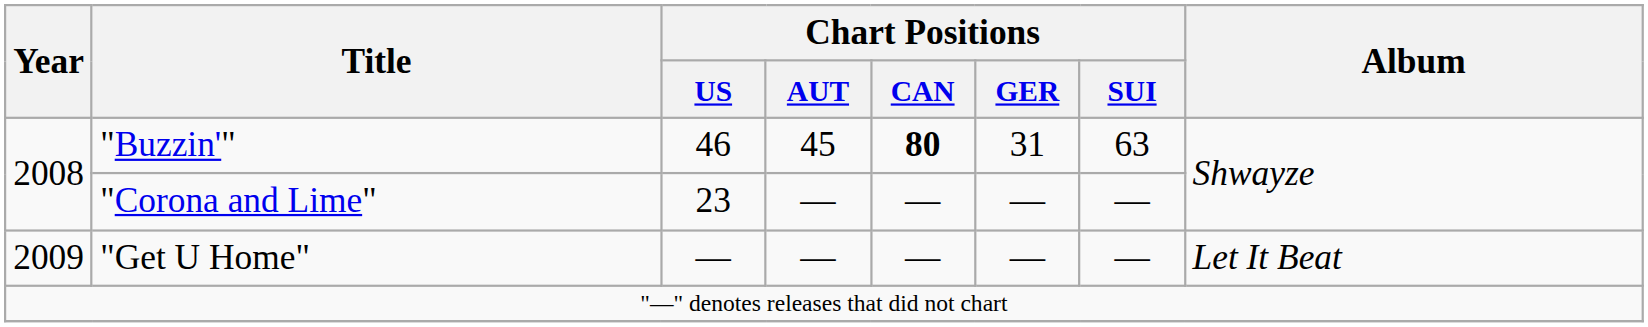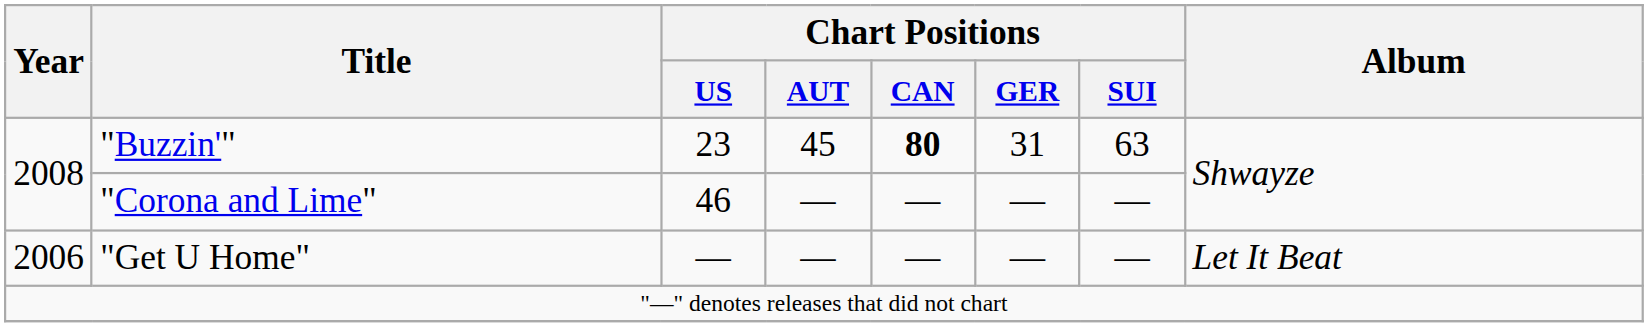(713, 144) 46 -> (713, 144) 23
(713, 200) 23 -> (713, 200) 46
(49, 256) 2009 -> (49, 256) 2006
